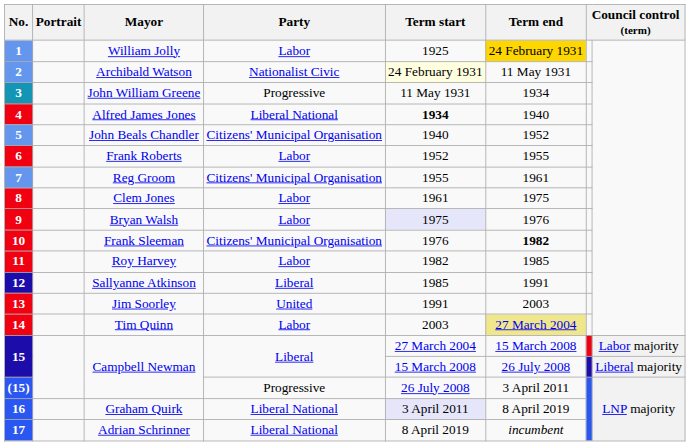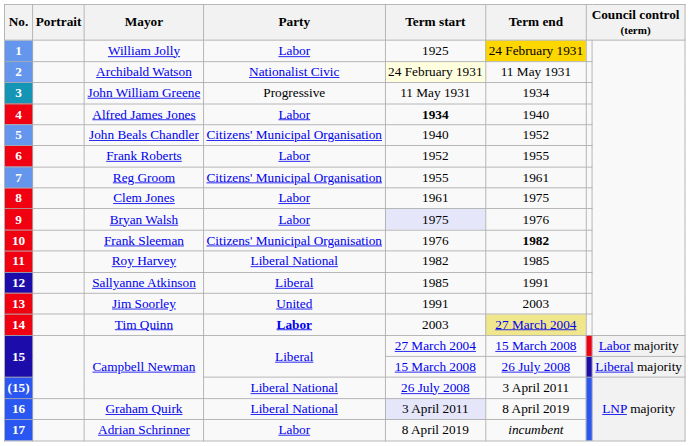(294, 114) Liberal National -> (294, 114) Labor
(294, 261) Labor -> (294, 261) Liberal National
(294, 324) normal -> (294, 324) bold
(294, 388) Progressive -> (294, 388) Liberal National
(294, 430) Liberal National -> (294, 430) Labor
